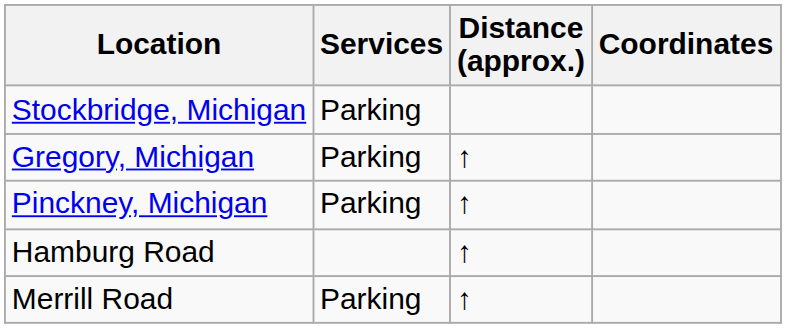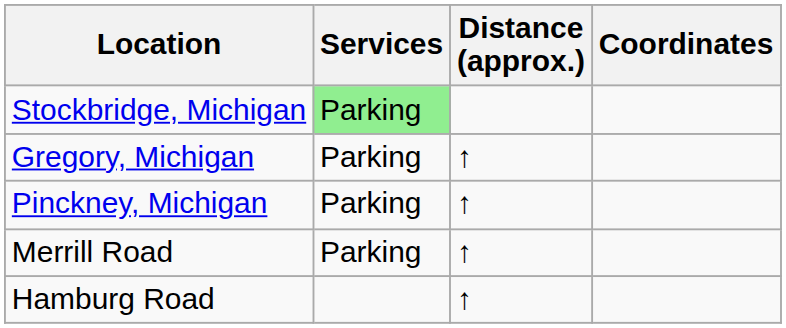(371, 109) no background -> (371, 109) lightgreen background
rows swapped: (92, 299) <-> (113, 251)
